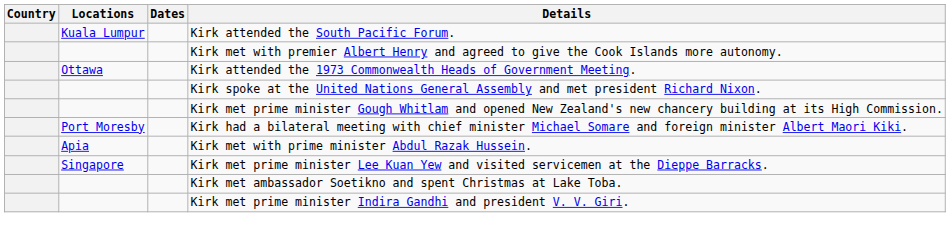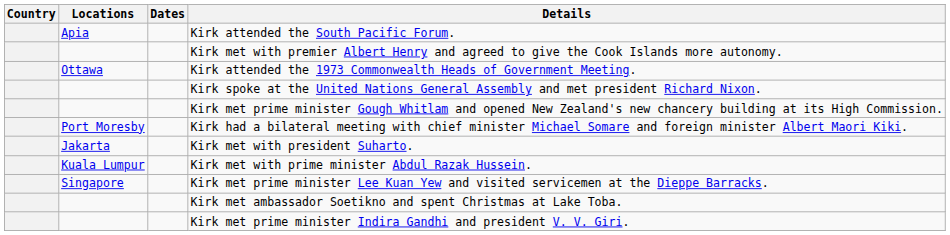(103, 33) Kuala Lumpur -> (75, 33) Apia
+ row: (302, 146)
(75, 146) Apia -> (103, 165) Kuala Lumpur
